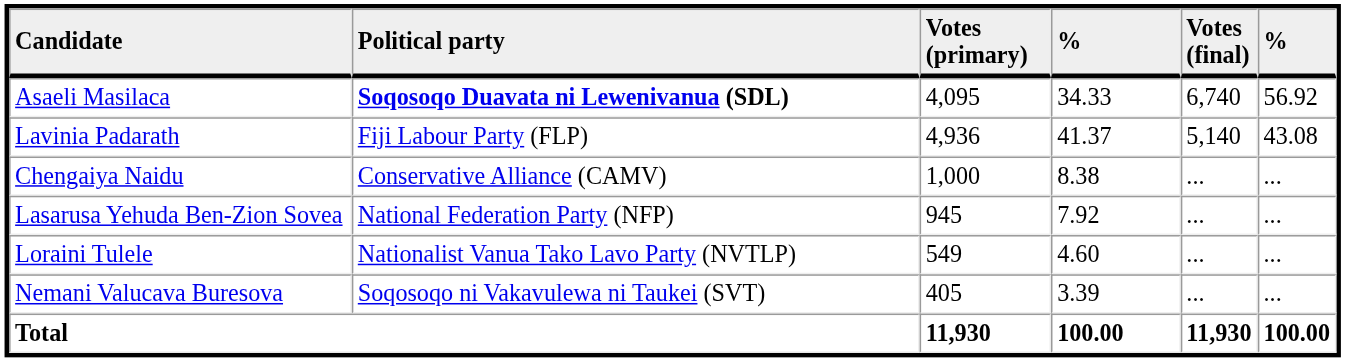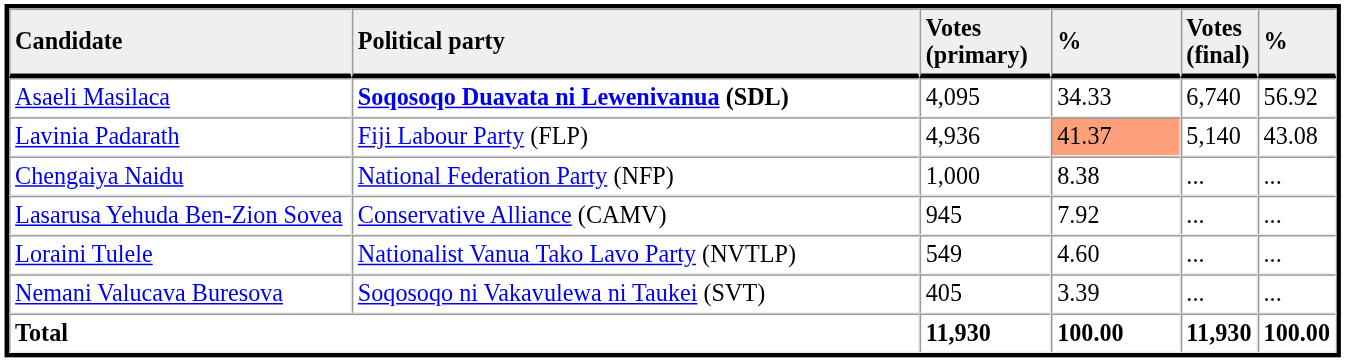(1084, 136) no background -> (1084, 136) lightsalmon background
(512, 175) Conservative Alliance (CAMV) -> (516, 175) National Federation Party (NFP)
(516, 215) National Federation Party (NFP) -> (512, 215) Conservative Alliance (CAMV)
